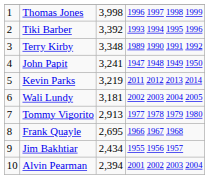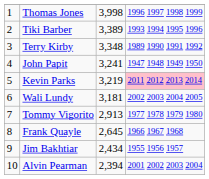(111, 30) 3,392 -> (111, 30) 3,389
(165, 81) no background -> (165, 81) pink background
(111, 132) 2,695 -> (111, 132) 2,645
